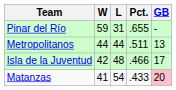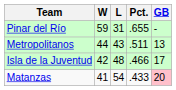(119, 45) 44 -> (119, 45) 43
